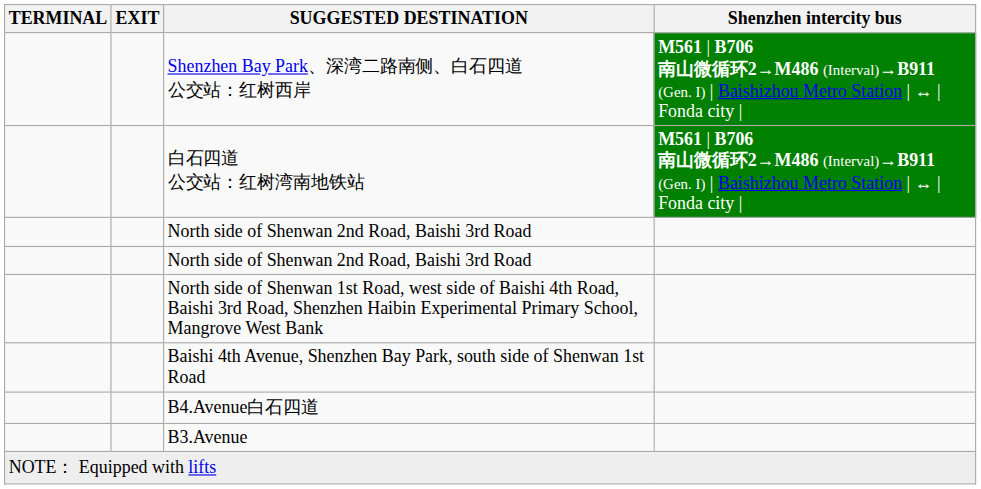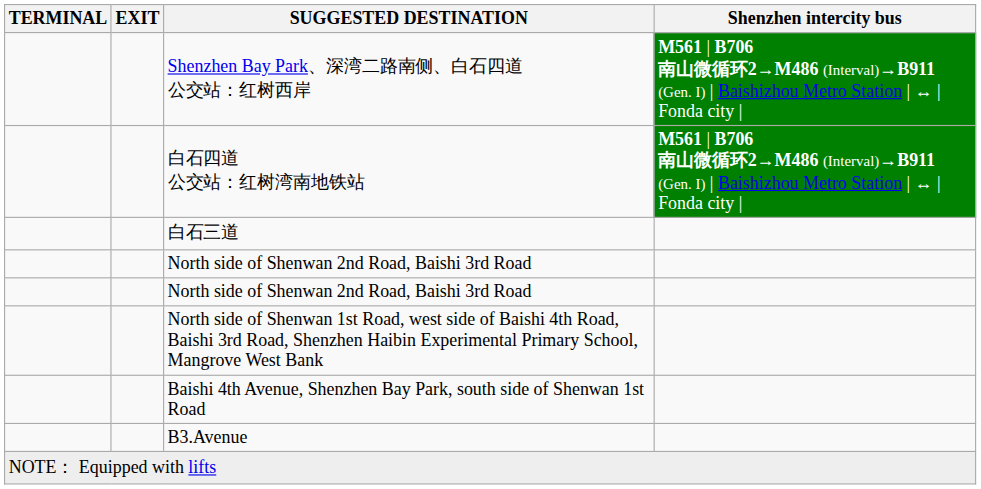+ row: (203, 232)
- row: (243, 406)
